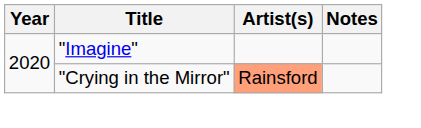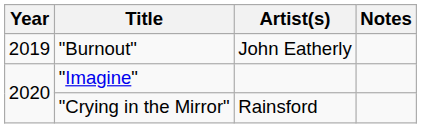+ row: (98, 48)
(278, 78) lightsalmon background -> (278, 107) no background
